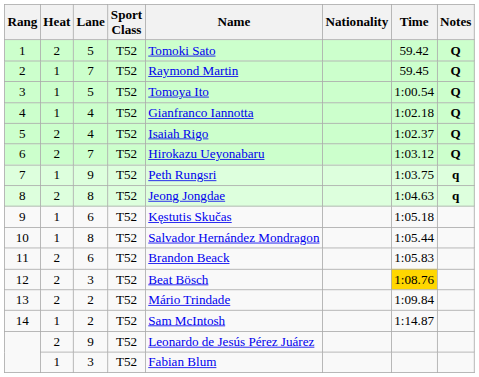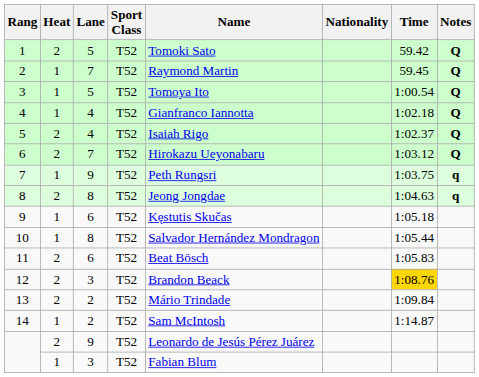(189, 258) Brandon Beack -> (178, 258) Beat Bösch
(178, 279) Beat Bösch -> (189, 279) Brandon Beack
